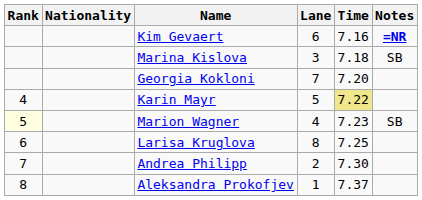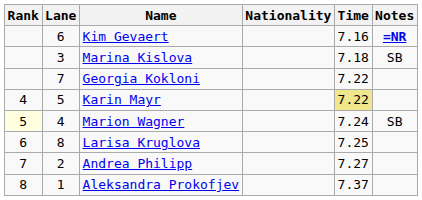columns swapped: (316, 15) <-> (88, 15)
(353, 79) 7.20 -> (353, 79) 7.22
(353, 121) 7.23 -> (353, 121) 7.24
(353, 163) 7.30 -> (353, 163) 7.27
